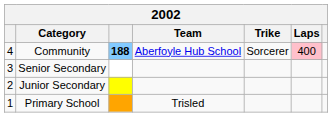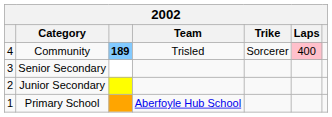(120, 51) 188 -> (120, 51) 189
(188, 51) Aberfoyle Hub School -> (188, 51) Trisled
(188, 103) Trisled -> (188, 103) Aberfoyle Hub School
